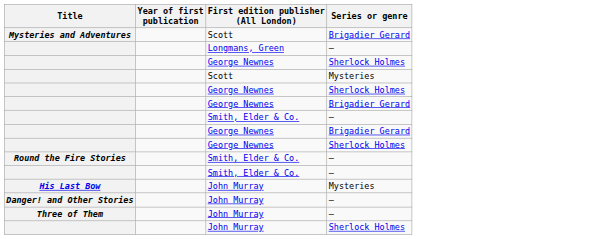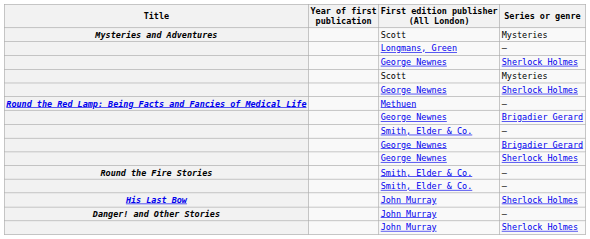(369, 35) Brigadier Gerard -> (525, 35) Mysteries
+ row: (156, 104)
(352, 186) Mysteries -> (540, 200) Sherlock Holmes
- row: (70, 214)
